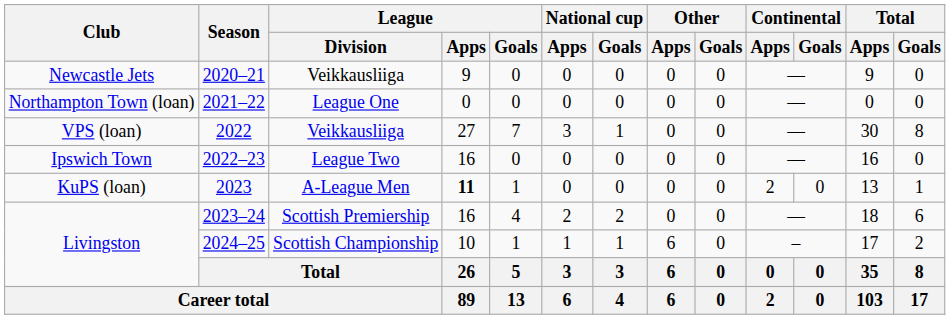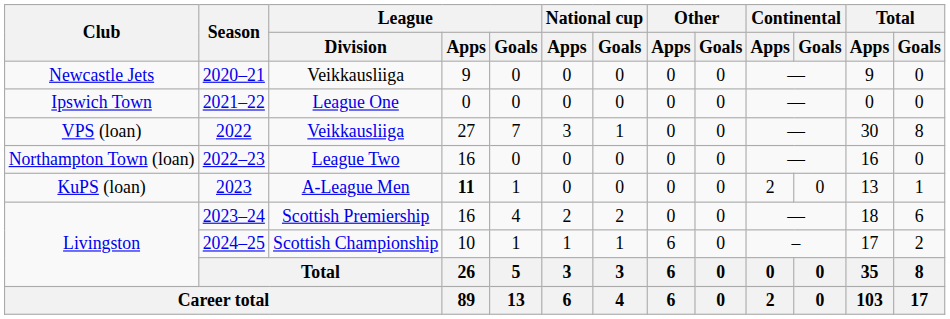(102, 103) Northampton Town (loan) -> (102, 103) Ipswich Town
(102, 159) Ipswich Town -> (102, 159) Northampton Town (loan)
